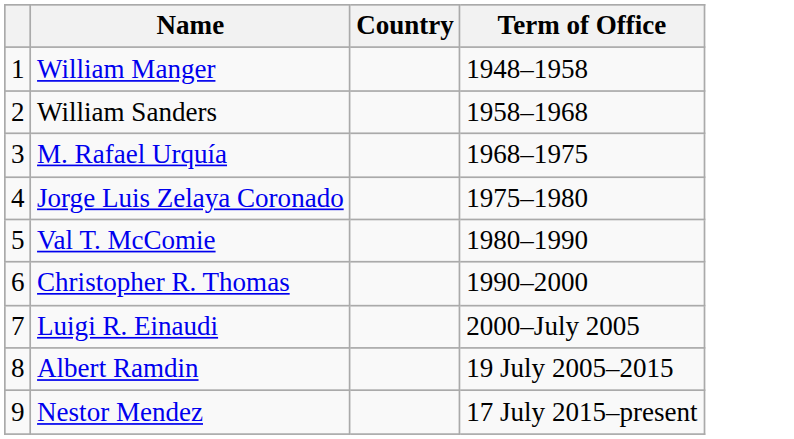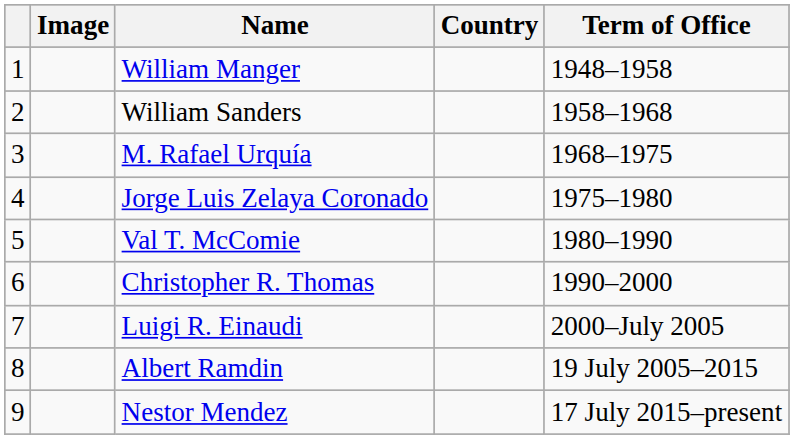+ column: (73, 25)
